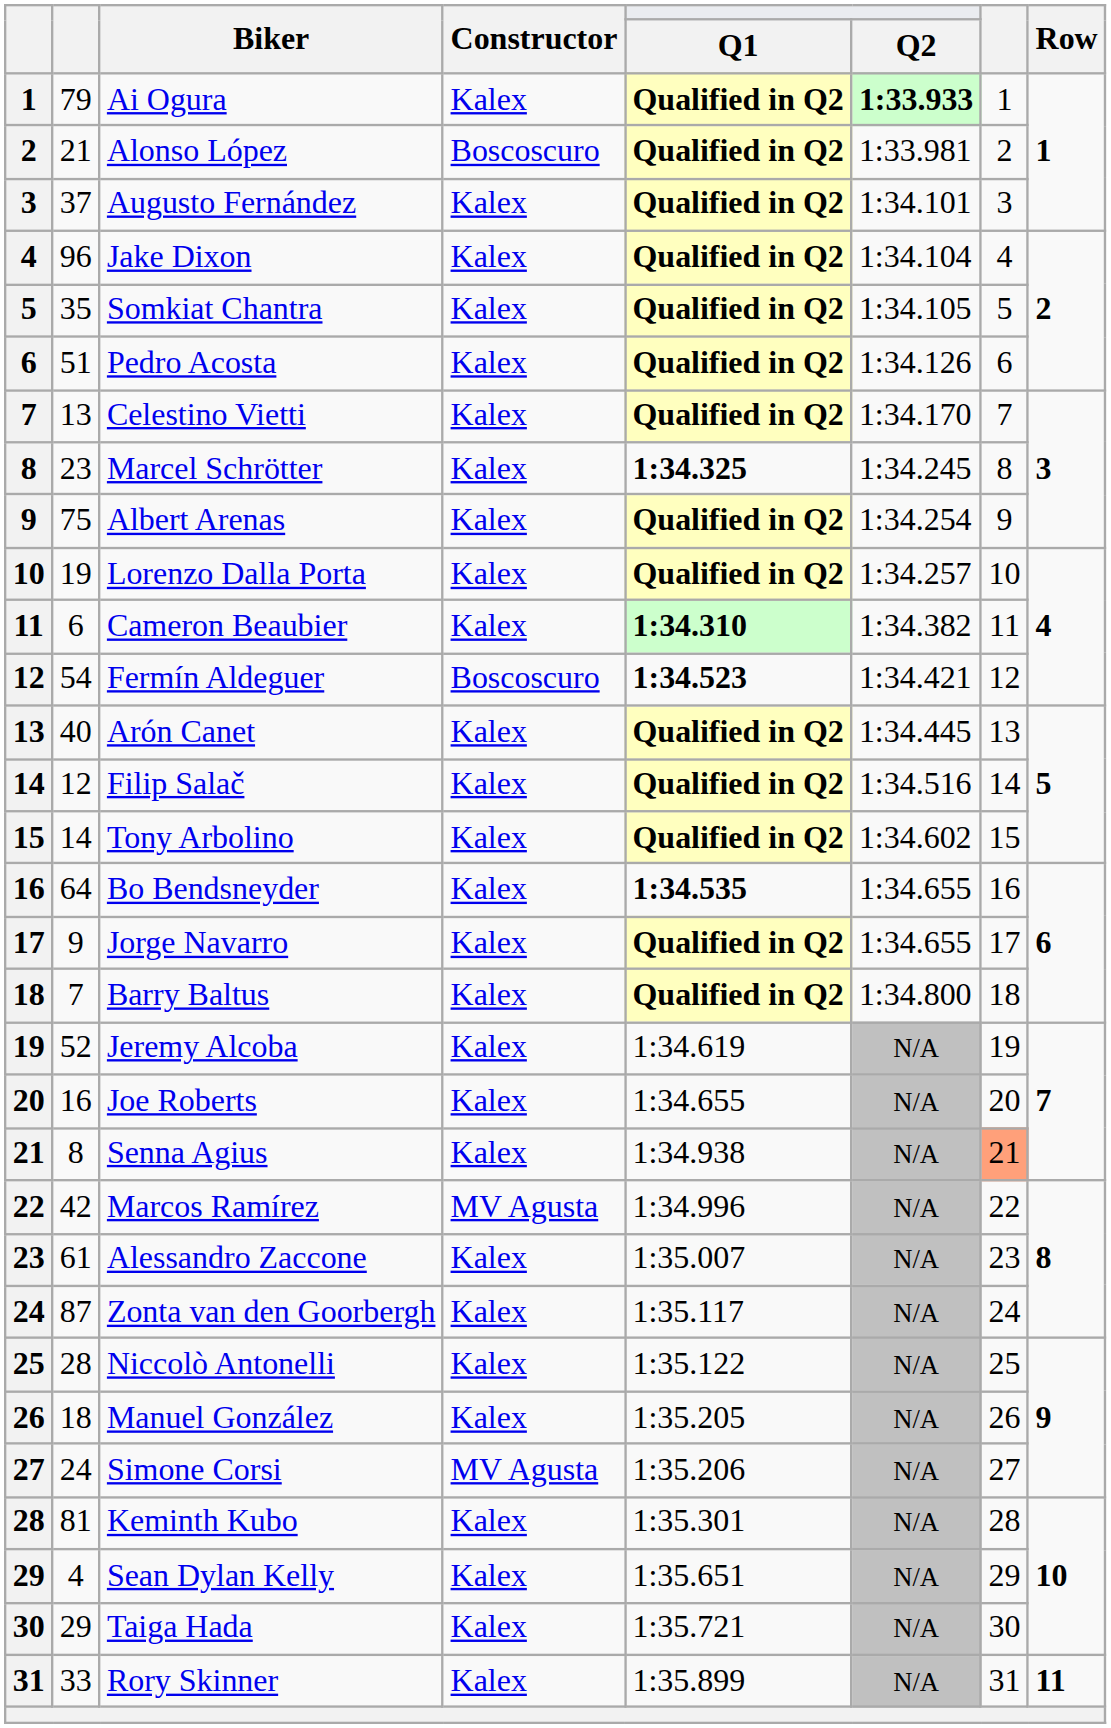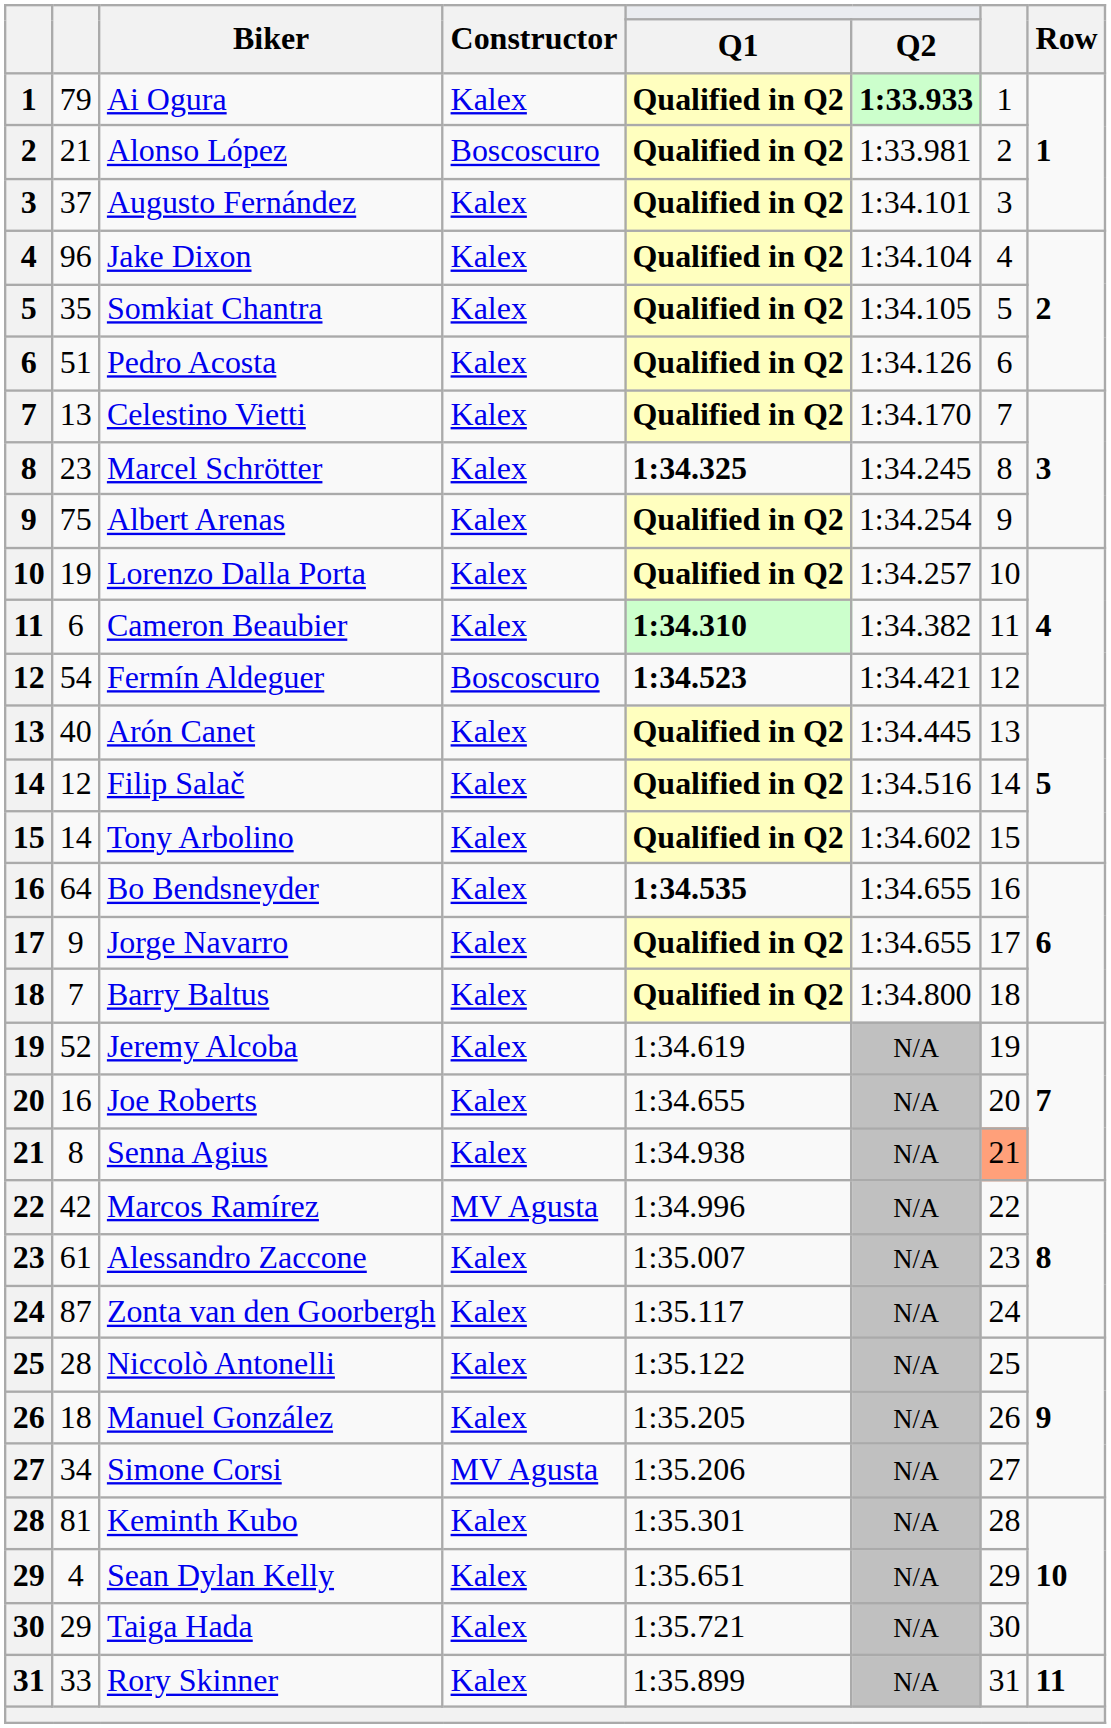(76, 1469) 24 -> (76, 1469) 34
